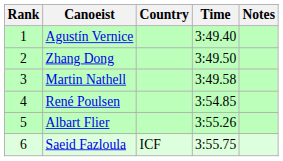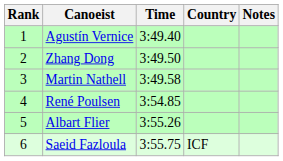columns swapped: (164, 15) <-> (216, 15)
